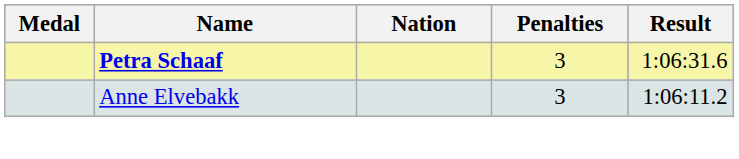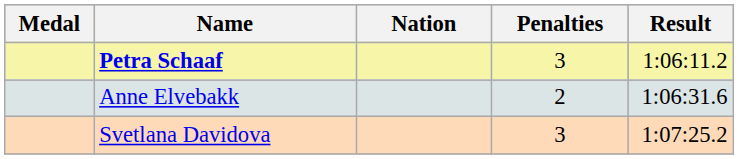(685, 60) 1:06:31.6 -> (685, 60) 1:06:11.2
(560, 98) 3 -> (560, 98) 2
(685, 98) 1:06:11.2 -> (685, 98) 1:06:31.6
+ row: (185, 135)
